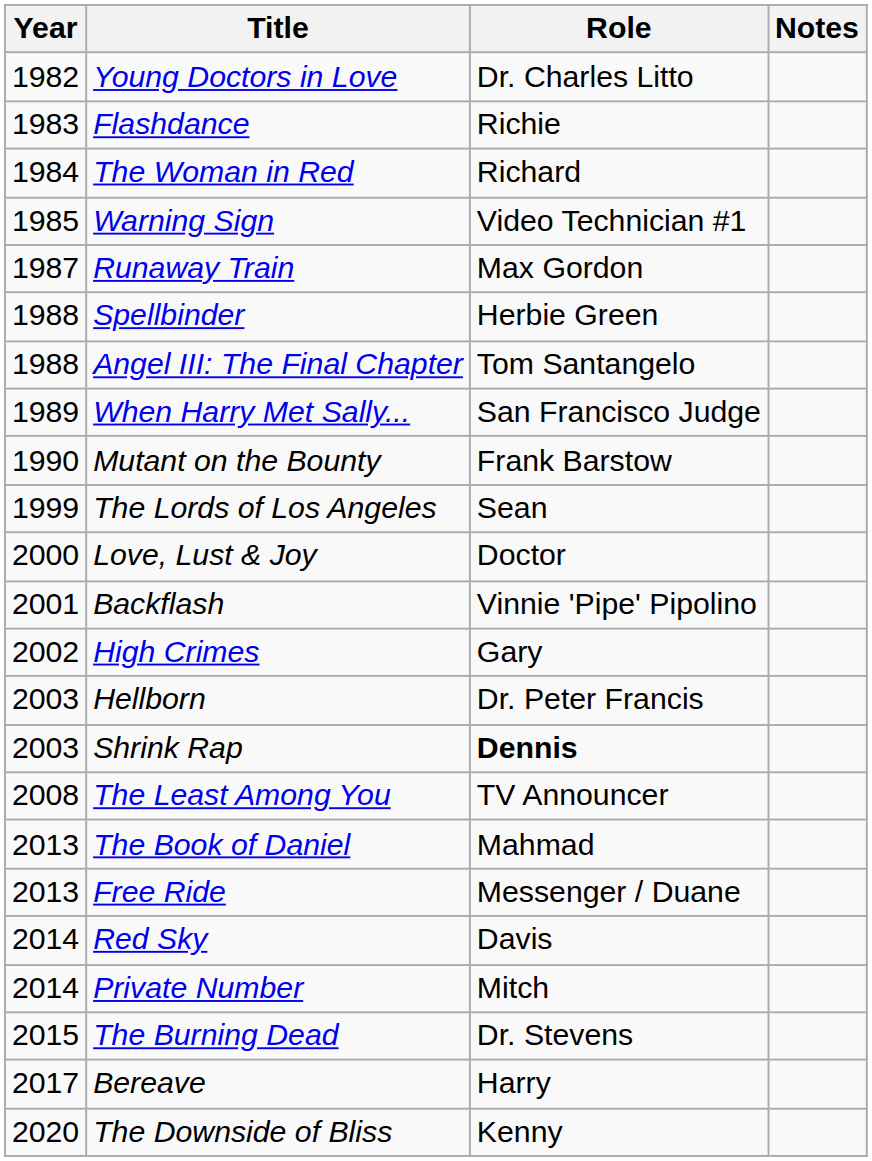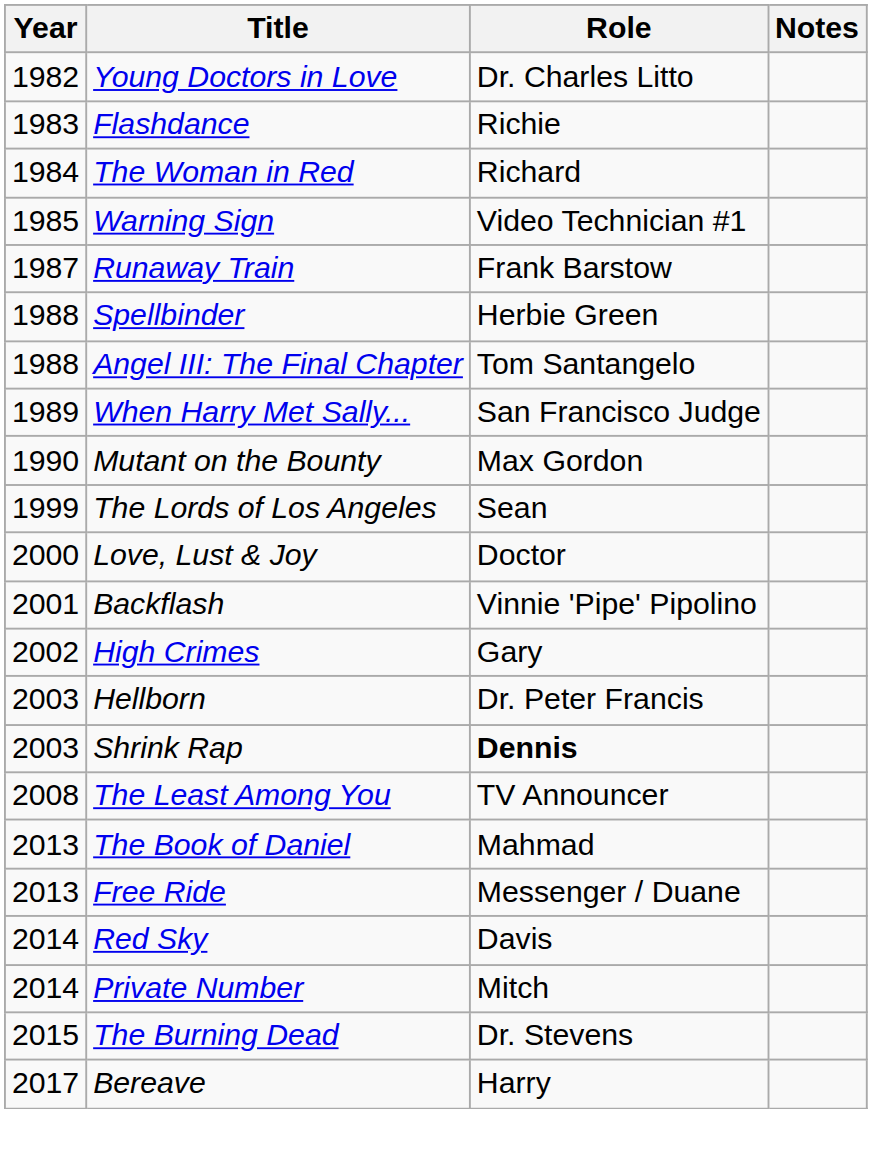(560, 268) Max Gordon -> (574, 268) Frank Barstow
(574, 460) Frank Barstow -> (560, 460) Max Gordon
- row: (243, 1131)
